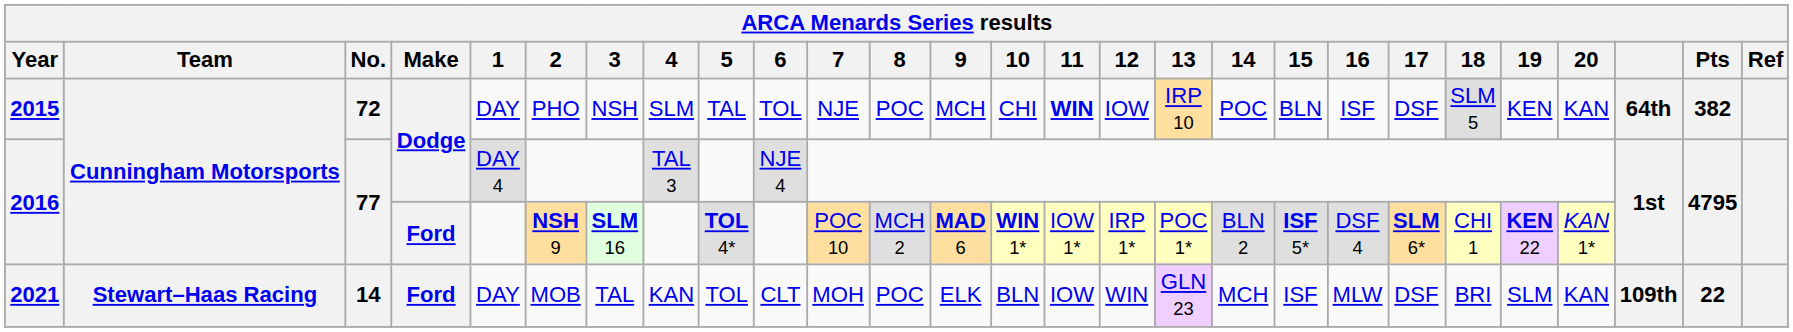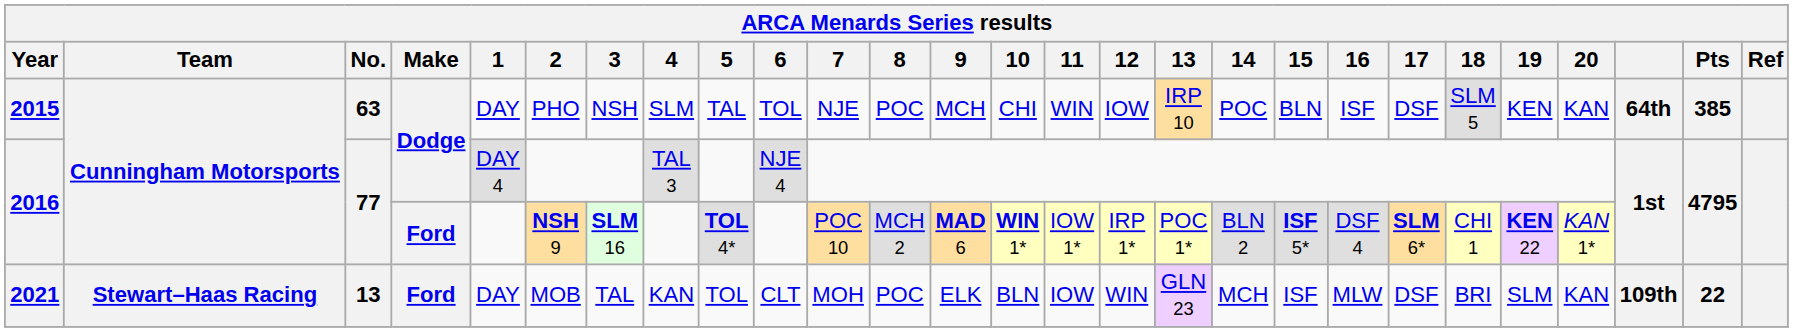(368, 109) 72 -> (368, 109) 63
(1072, 109) bold -> (1072, 109) normal
(1713, 109) 382 -> (1713, 109) 385
(368, 295) 14 -> (368, 295) 13
